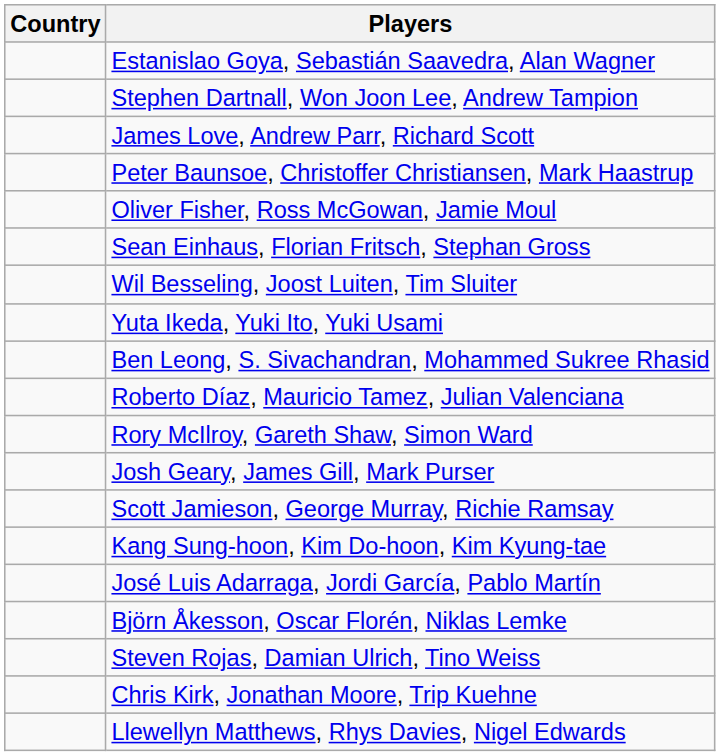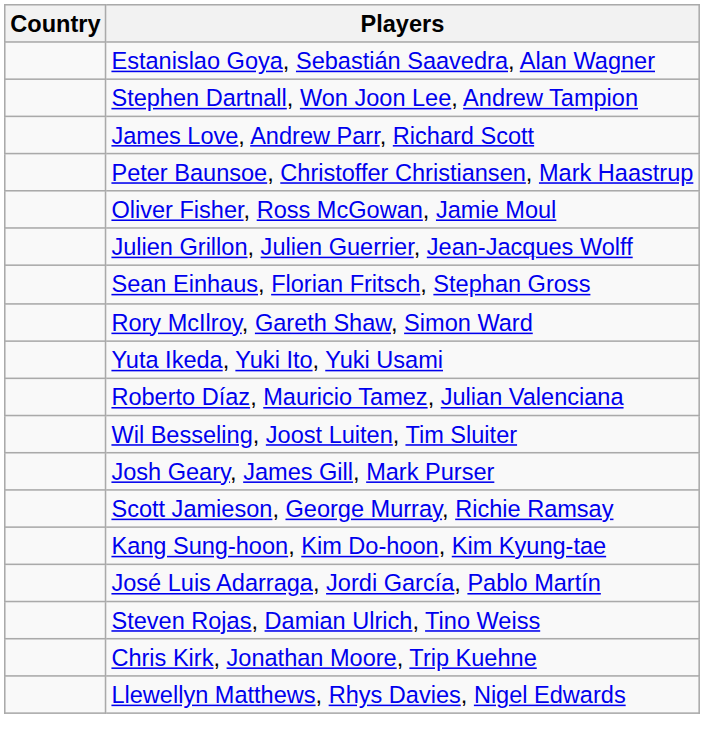+ row: (372, 247)
rows swapped: (322, 434) <-> (314, 285)
- row: (410, 359)
- row: (339, 620)
